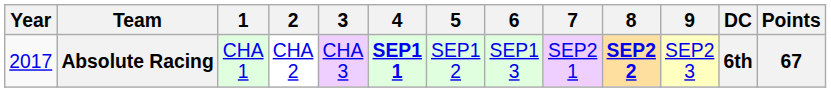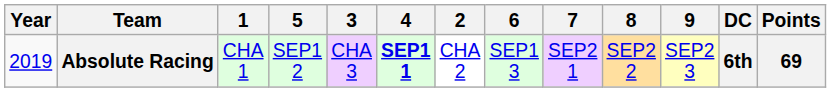columns swapped: (293, 20) <-> (456, 20)
(31, 61) 2017 -> (31, 61) 2019
(631, 61) bold -> (631, 61) normal
(791, 61) 67 -> (791, 61) 69
